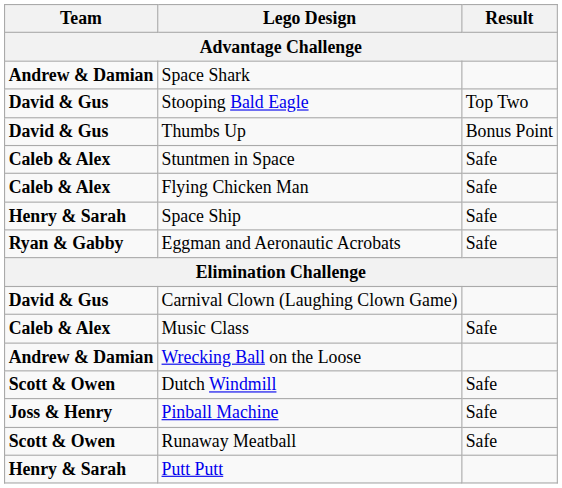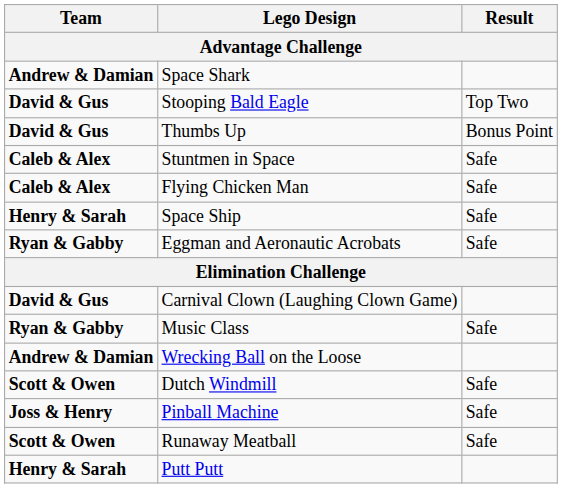(59, 328) Caleb & Alex -> (66, 328) Ryan & Gabby
